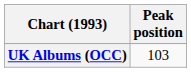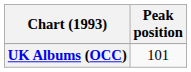(158, 55) 103 -> (158, 55) 101
